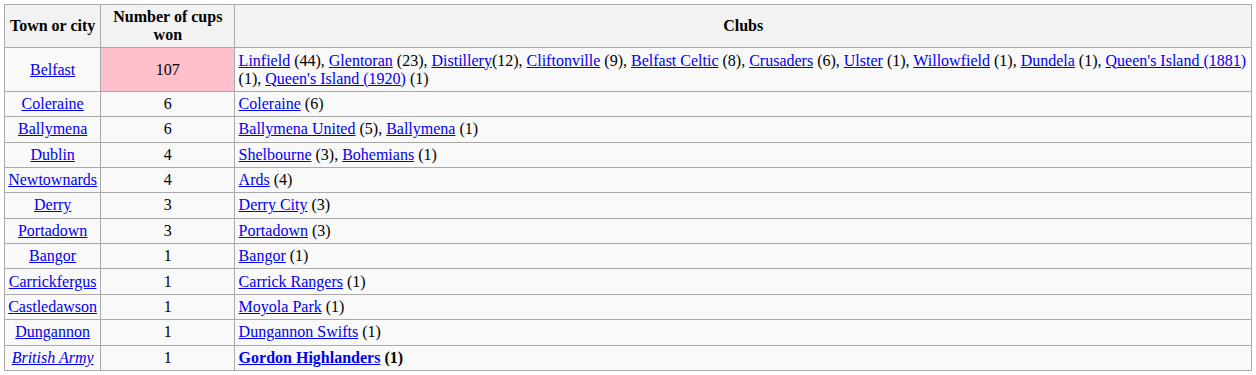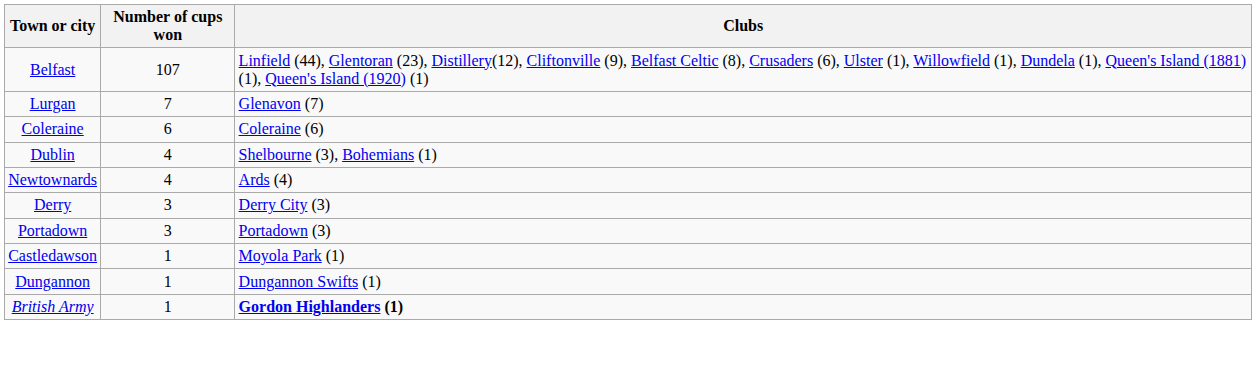(168, 69) pink background -> (168, 69) no background
+ row: (53, 103)
- row: (53, 129)
- row: (53, 256)
- row: (53, 281)
